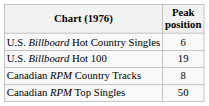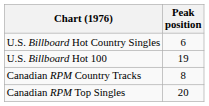(183, 93) 50 -> (183, 93) 20
